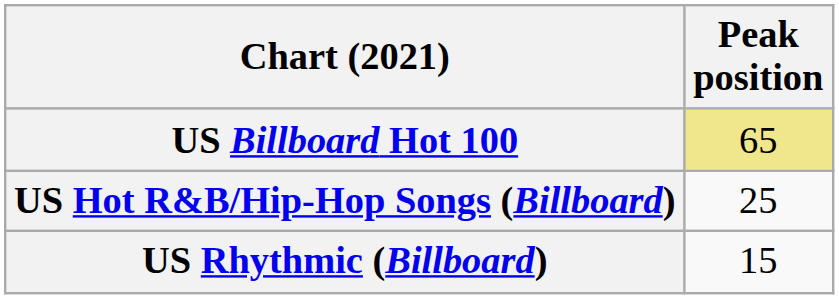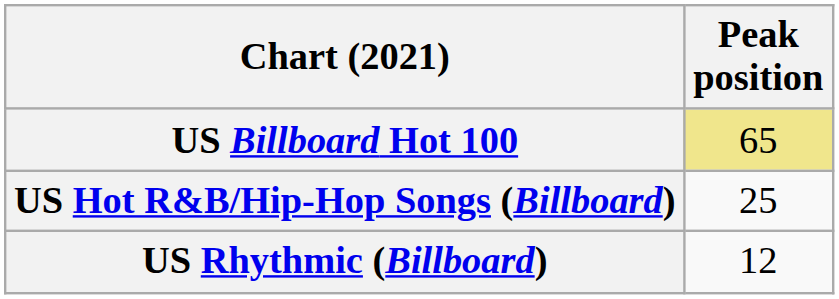(758, 260) 15 -> (758, 260) 12
